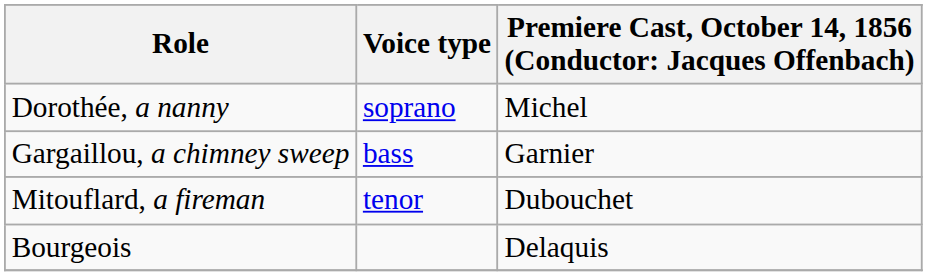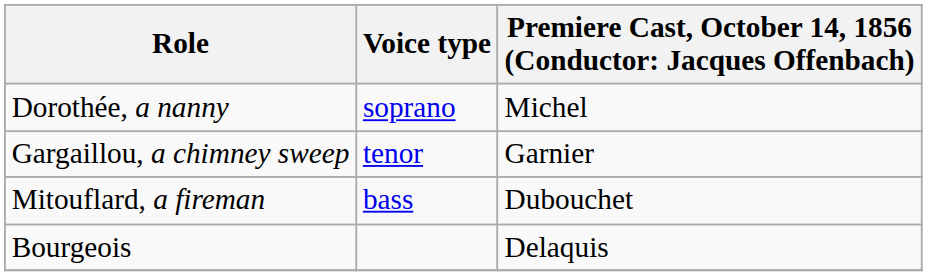(388, 153) bass -> (393, 153) tenor
(393, 199) tenor -> (388, 199) bass
